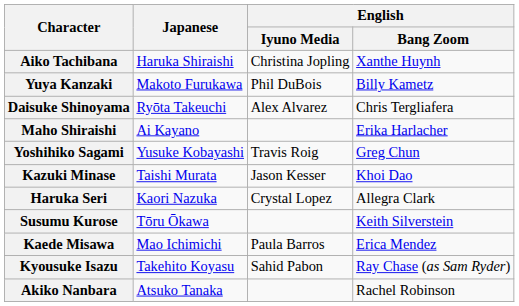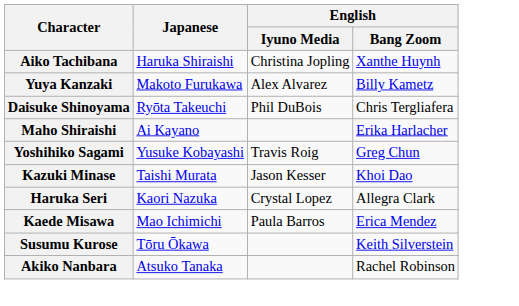(286, 84) Phil DuBois -> (289, 84) Alex Alvarez
(289, 107) Alex Alvarez -> (286, 107) Phil DuBois
rows swapped: (69, 244) <-> (69, 221)
- row: (69, 267)
